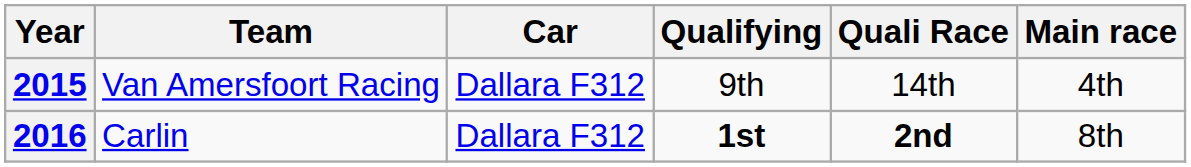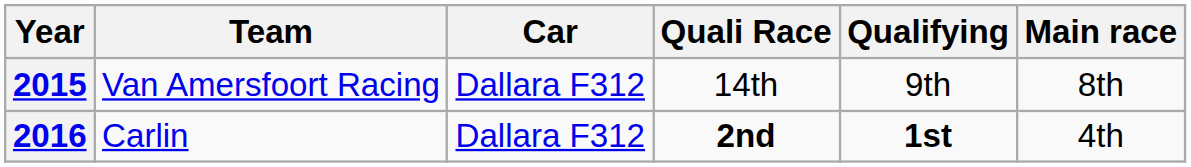columns swapped: (741, 32) <-> (923, 32)
(1101, 84) 4th -> (1101, 84) 8th
(1101, 136) 8th -> (1101, 136) 4th
